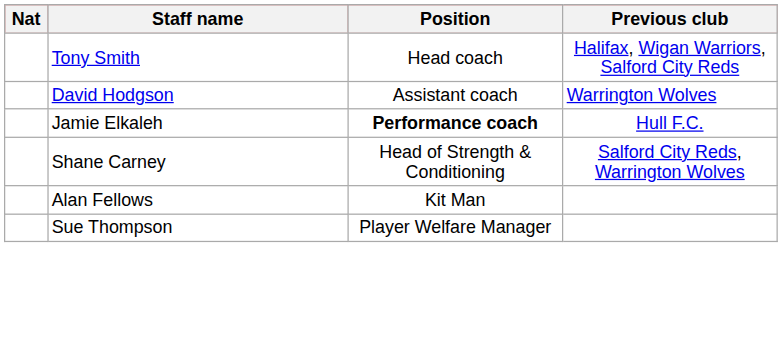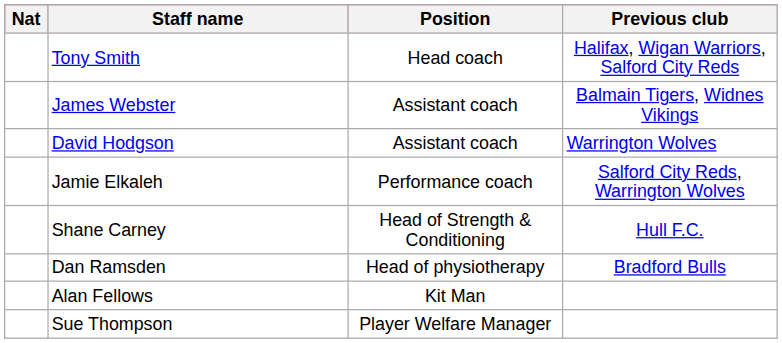+ row: (114, 105)
(455, 124) bold -> (455, 182) normal
(670, 124) Hull F.C. -> (670, 182) Salford City Reds, Warrington Wolves
(670, 162) Salford City Reds, Warrington Wolves -> (670, 230) Hull F.C.
+ row: (109, 268)
